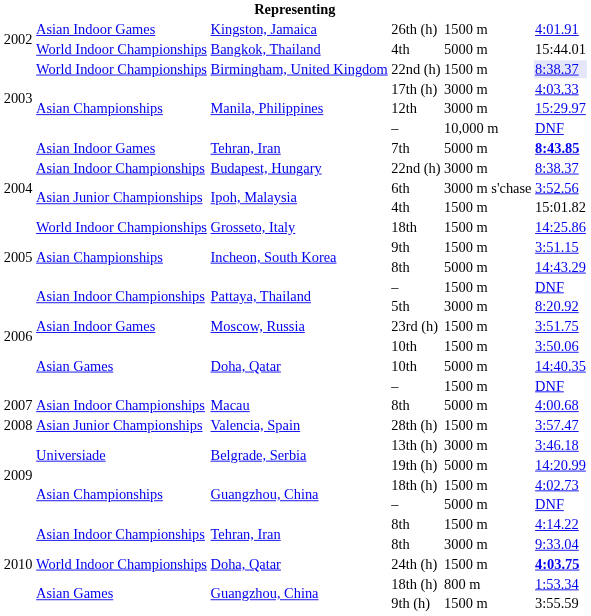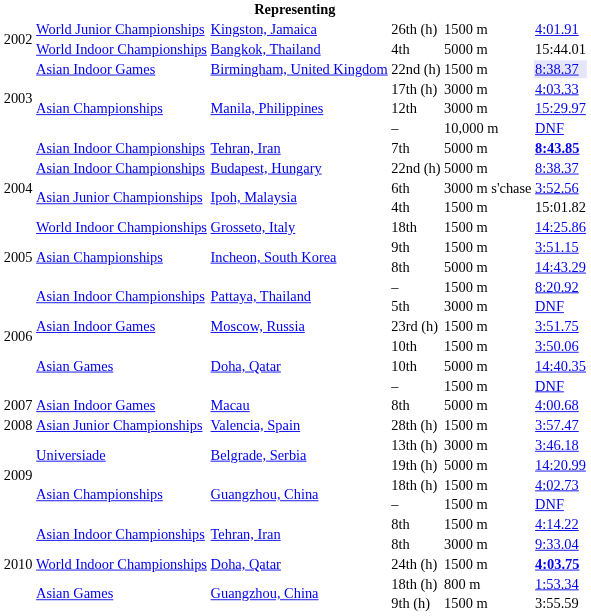(96, 29) Asian Indoor Games -> (120, 29) World Junior Championships
(122, 69) World Indoor Championships -> (96, 69) Asian Indoor Games
(96, 148) Asian Indoor Games -> (120, 148) Asian Indoor Championships
(466, 168) 3000 m -> (466, 168) 5000 m
(550, 287) DNF -> (557, 287) 8:20.92
(557, 306) 8:20.92 -> (550, 306) DNF
(120, 405) Asian Indoor Championships -> (96, 405) Asian Indoor Games
(466, 504) 5000 m -> (466, 504) 1500 m
